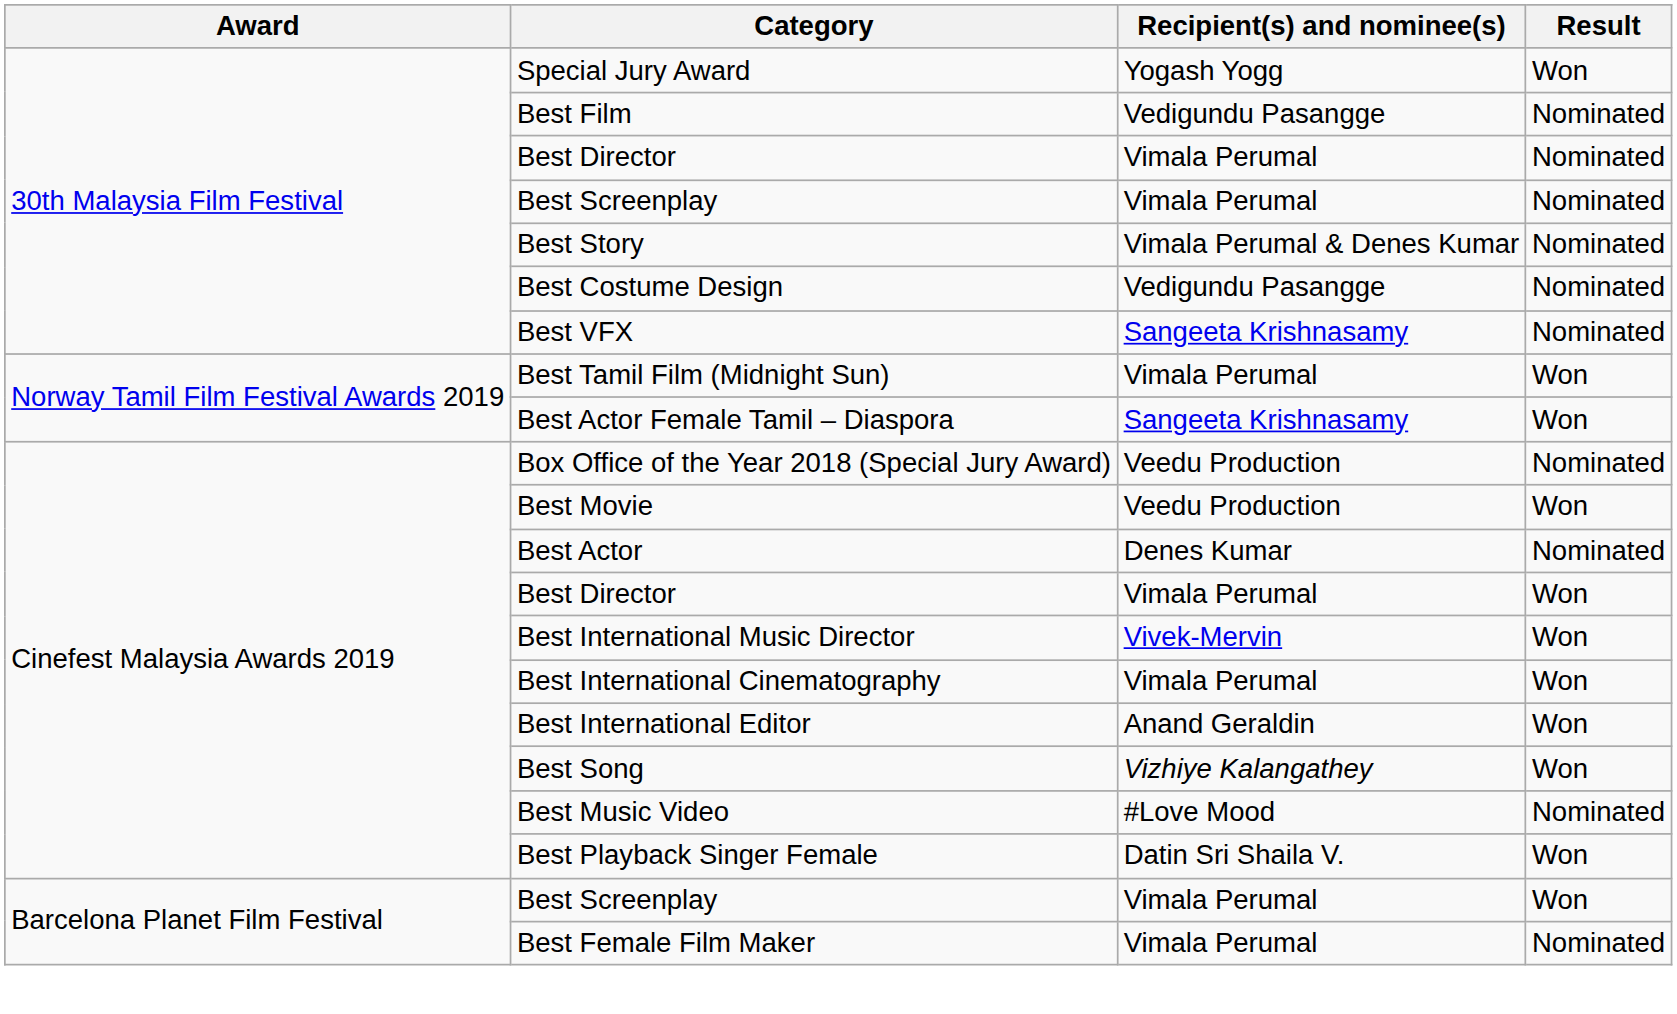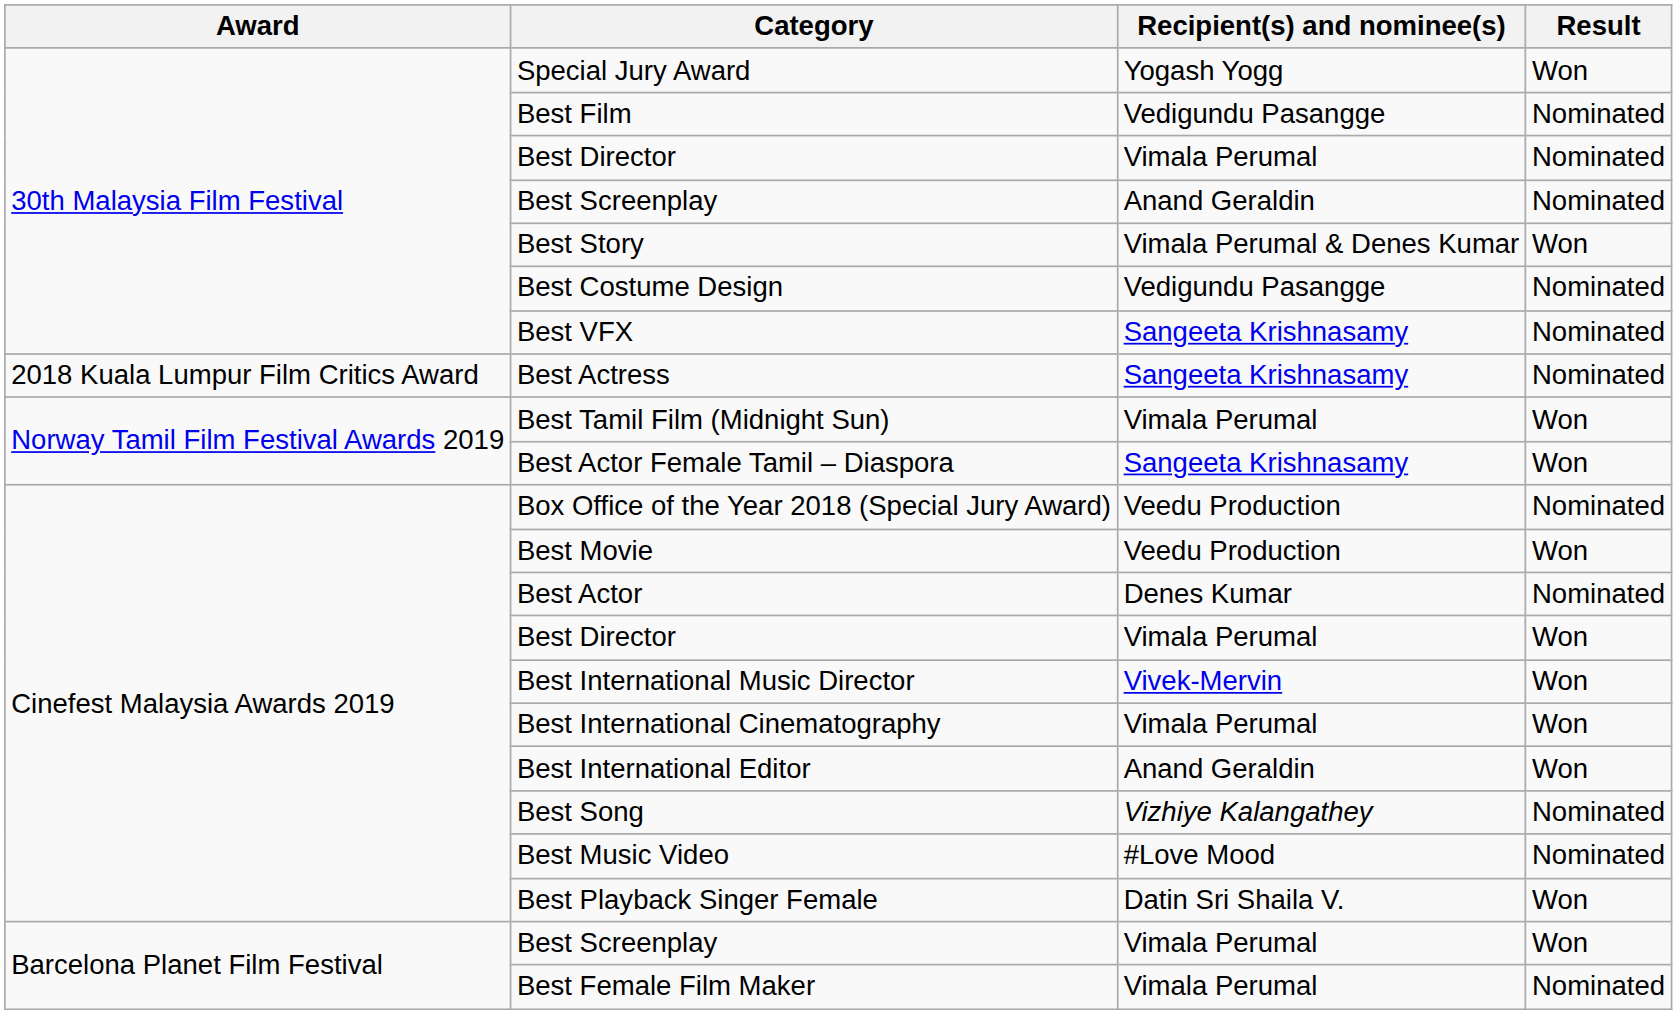(1221, 200) Vimala Perumal -> (1219, 200) Anand Geraldin
(1599, 244) Nominated -> (1560, 244) Won
+ row: (245, 375)
(1560, 768) Won -> (1599, 811) Nominated
